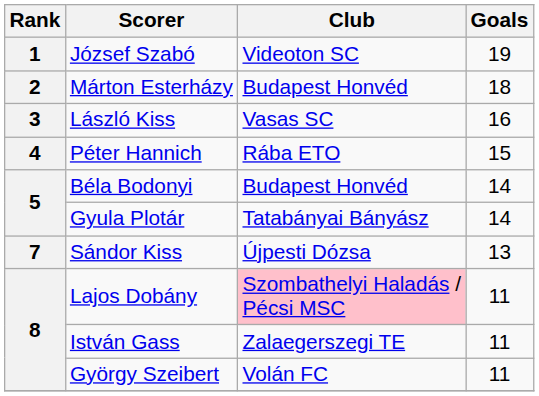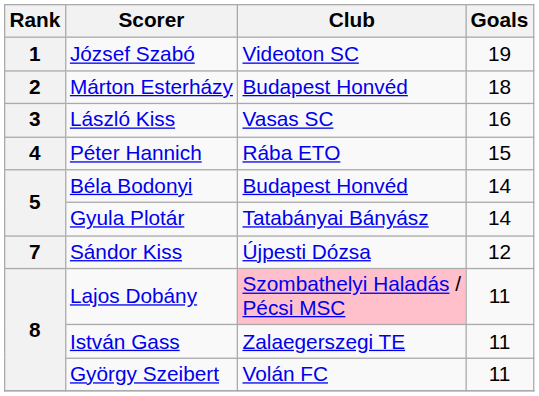(499, 251) 13 -> (499, 251) 12
